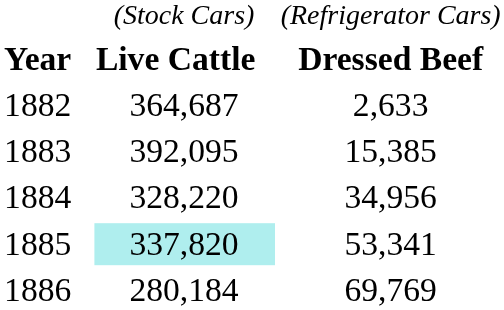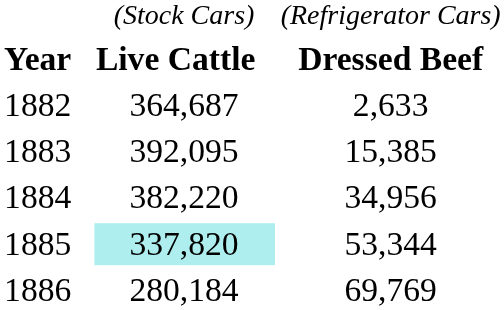(184, 197) 328,220 -> (184, 197) 382,220
(391, 243) 53,341 -> (391, 243) 53,344
